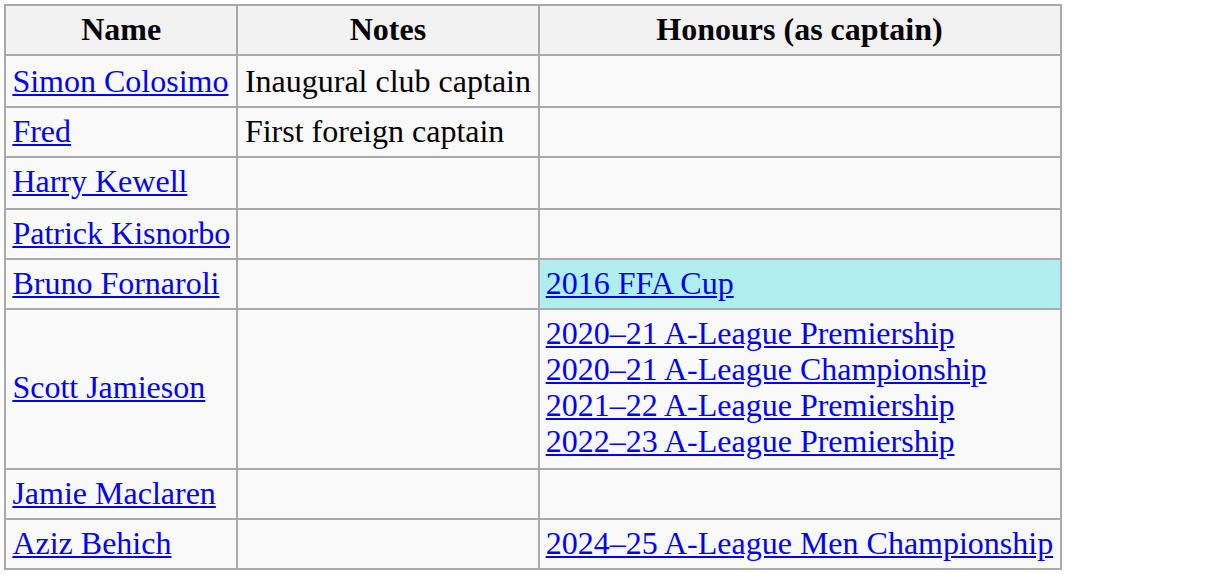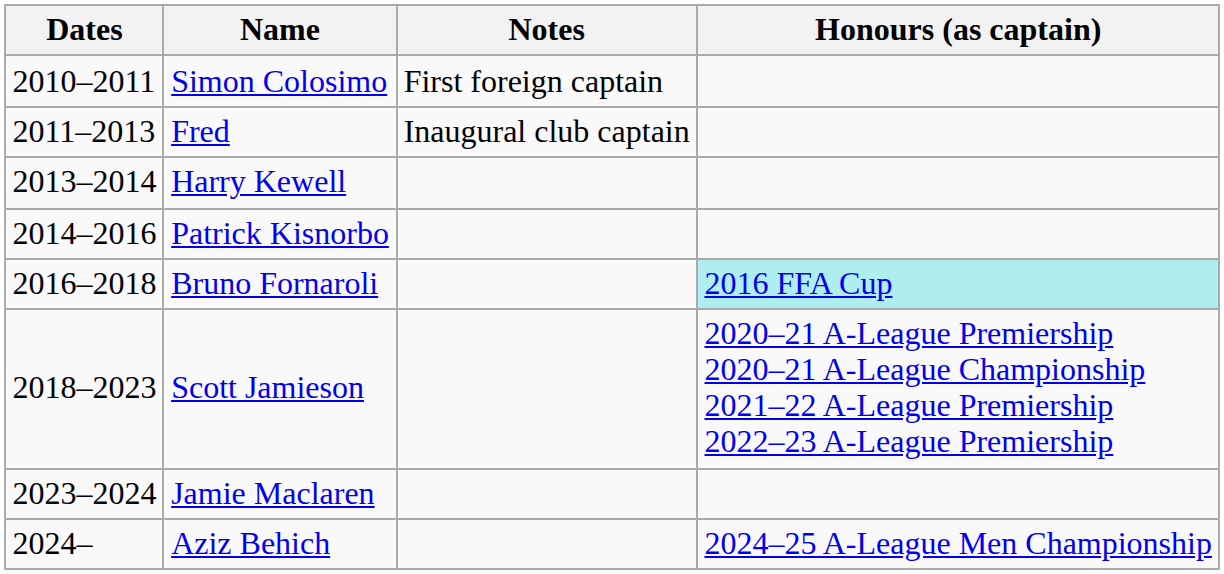+ column: (84, 29)
(388, 80) Inaugural club captain -> (533, 80) First foreign captain
(375, 131) First foreign captain -> (547, 131) Inaugural club captain
